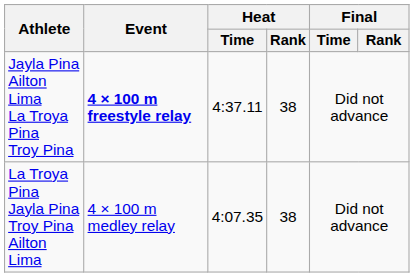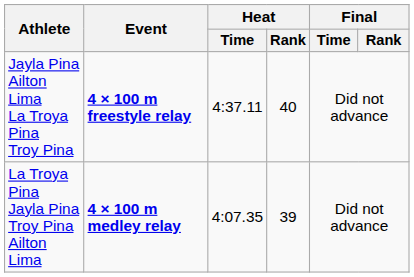(288, 107) 38 -> (288, 107) 40
(131, 217) normal -> (134, 217) bold
(288, 217) 38 -> (288, 217) 39
